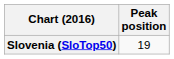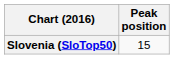(144, 44) 19 -> (144, 44) 15
